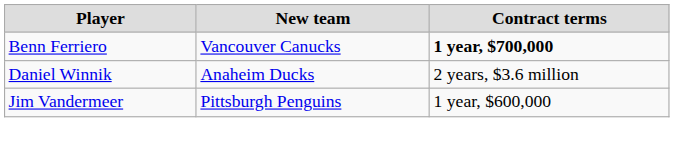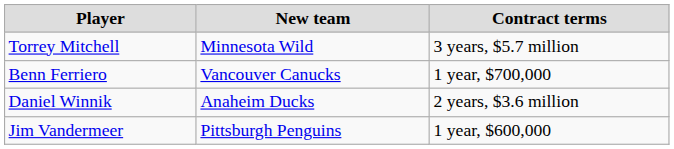+ row: (64, 46)
(493, 46) bold -> (492, 74) normal
